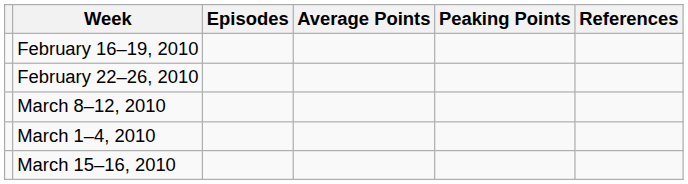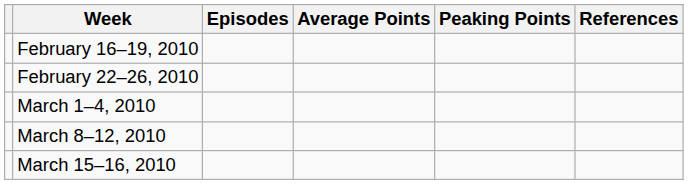rows swapped: (86, 135) <-> (91, 106)
